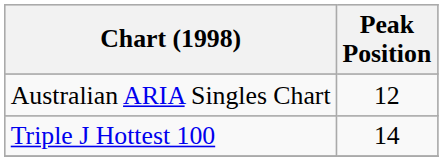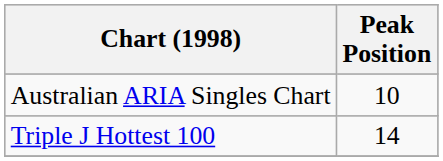(387, 94) 12 -> (387, 94) 10
